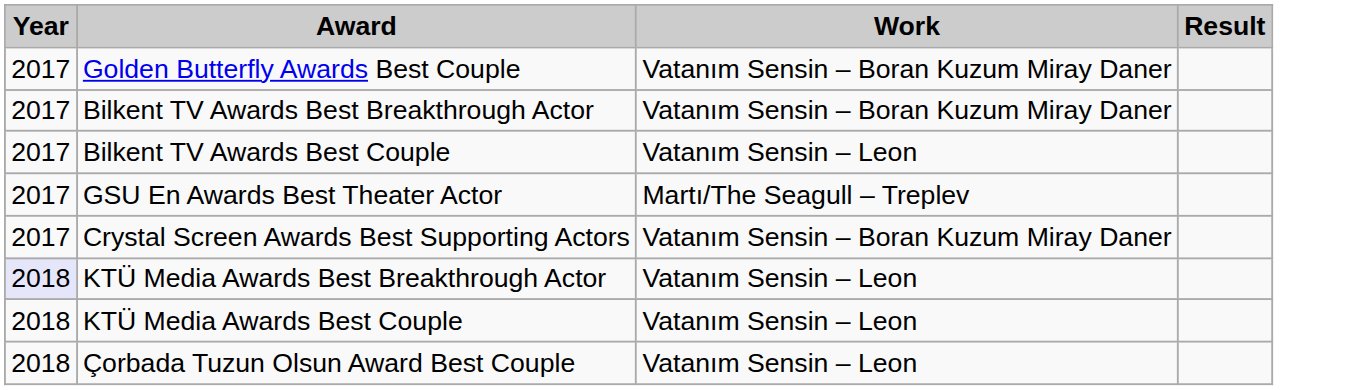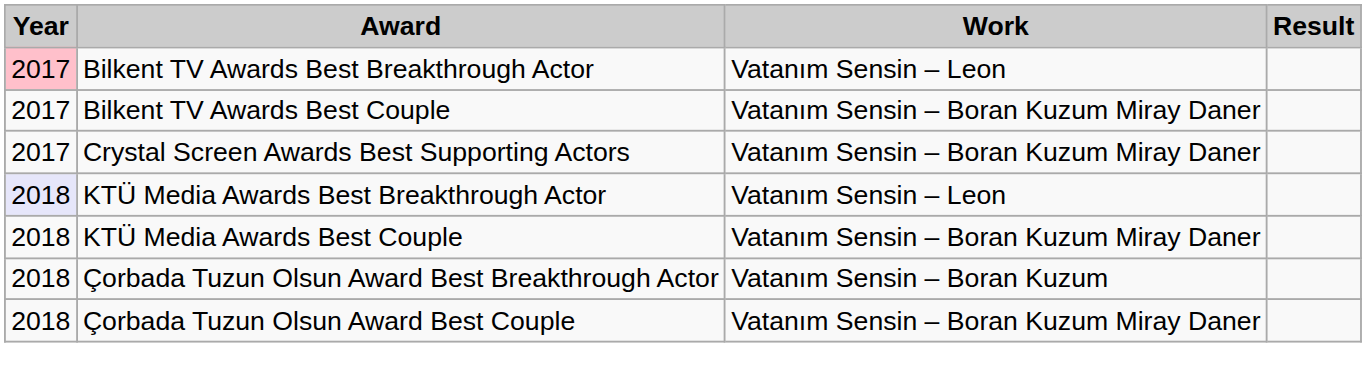- row: (302, 68)
(41, 111) no background -> (41, 68) pink background
(907, 111) Vatanım Sensin – Boran Kuzum Miray Daner -> (869, 68) Vatanım Sensin – Leon
(780, 153) Vatanım Sensin – Leon -> (996, 111) Vatanım Sensin – Boran Kuzum Miray Daner
- row: (293, 195)
(780, 321) Vatanım Sensin – Leon -> (996, 237) Vatanım Sensin – Boran Kuzum Miray Daner
+ row: (401, 279)
(780, 363) Vatanım Sensin – Leon -> (996, 321) Vatanım Sensin – Boran Kuzum Miray Daner
